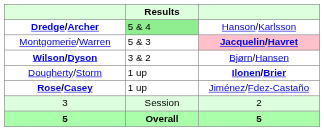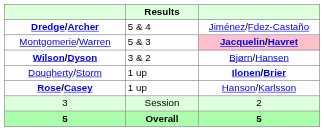(139, 27) lightgreen background -> (139, 27) no background
(259, 27) Hanson/Karlsson -> (259, 27) Jiménez/Fdez-Castaño
(259, 88) Jiménez/Fdez-Castaño -> (259, 88) Hanson/Karlsson
